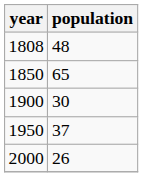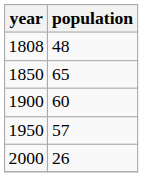(61, 102) 30 -> (61, 102) 60
(61, 130) 37 -> (61, 130) 57
